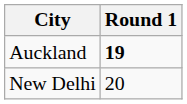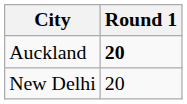(115, 51) 19 -> (115, 51) 20
